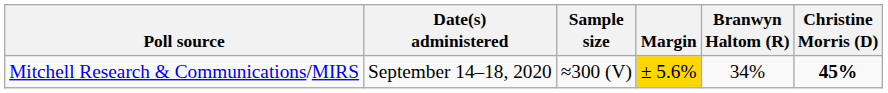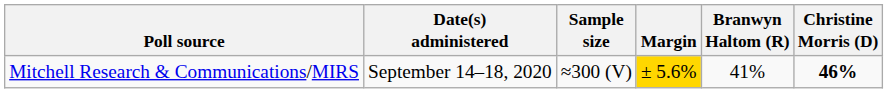(747, 71) 34% -> (747, 71) 41%
(838, 71) 45% -> (838, 71) 46%
